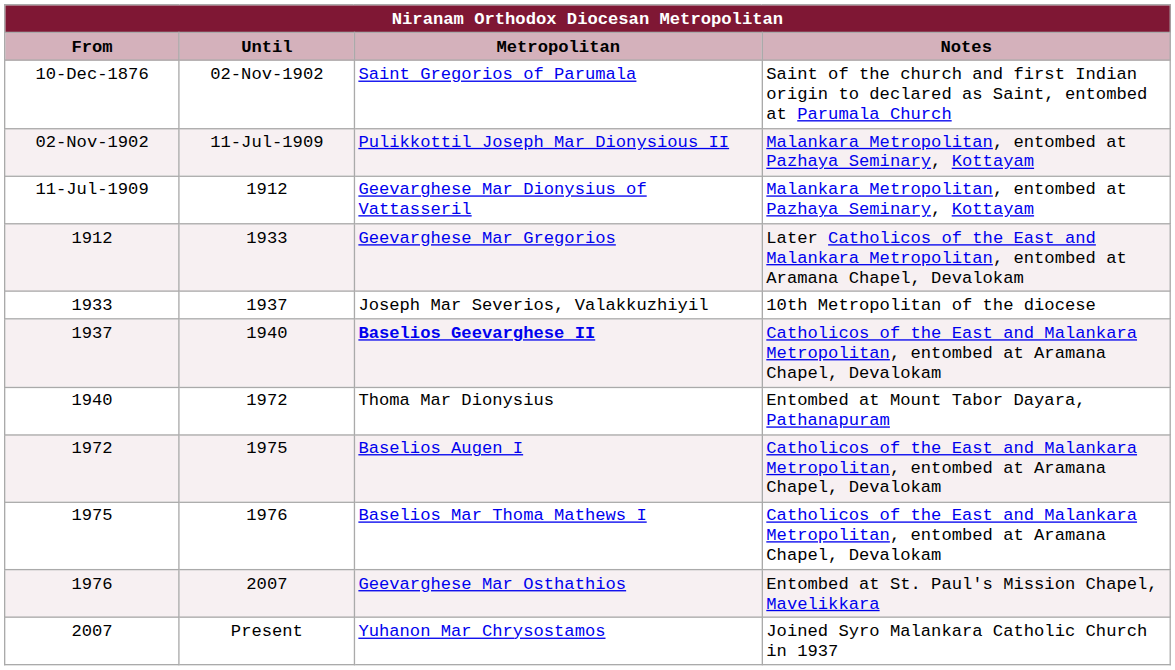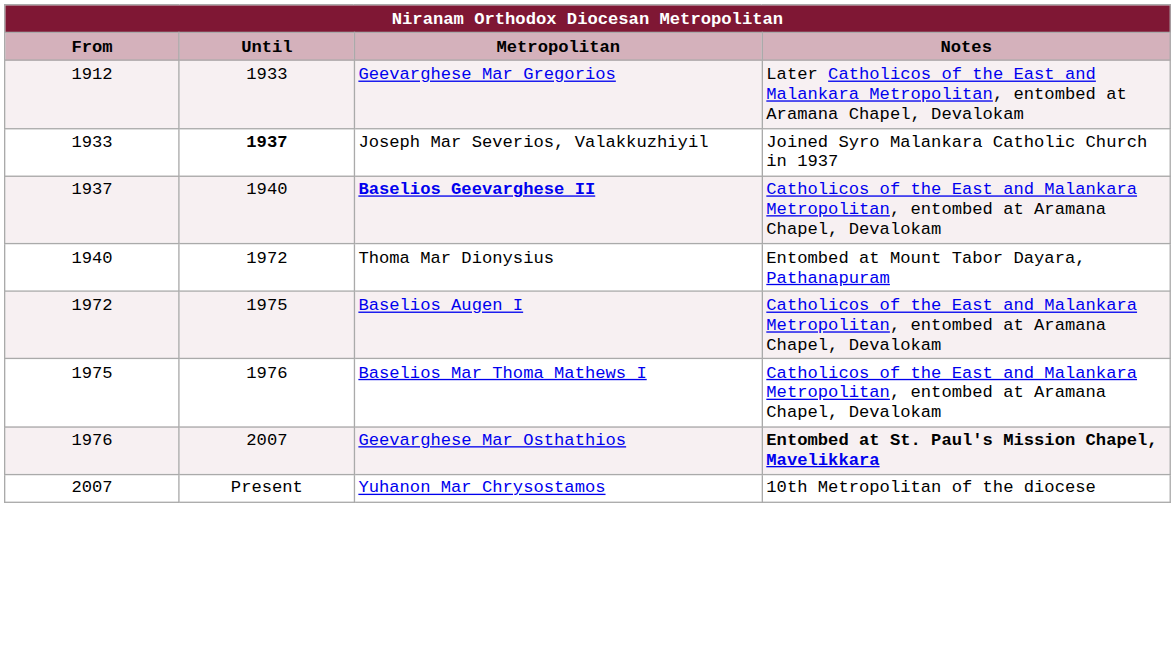- row: (497, 75)
- row: (544, 142)
- row: (503, 200)
(267, 305) normal -> (267, 142) bold
(931, 305) 10th Metropolitan of the diocese -> (957, 152) Joined Syro Malankara Catholic Church in 1937
(962, 594) normal -> (962, 450) bold
(957, 641) Joined Syro Malankara Catholic Church in 1937 -> (931, 488) 10th Metropolitan of the diocese
